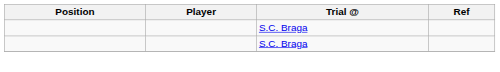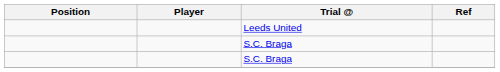+ row: (71, 28)
